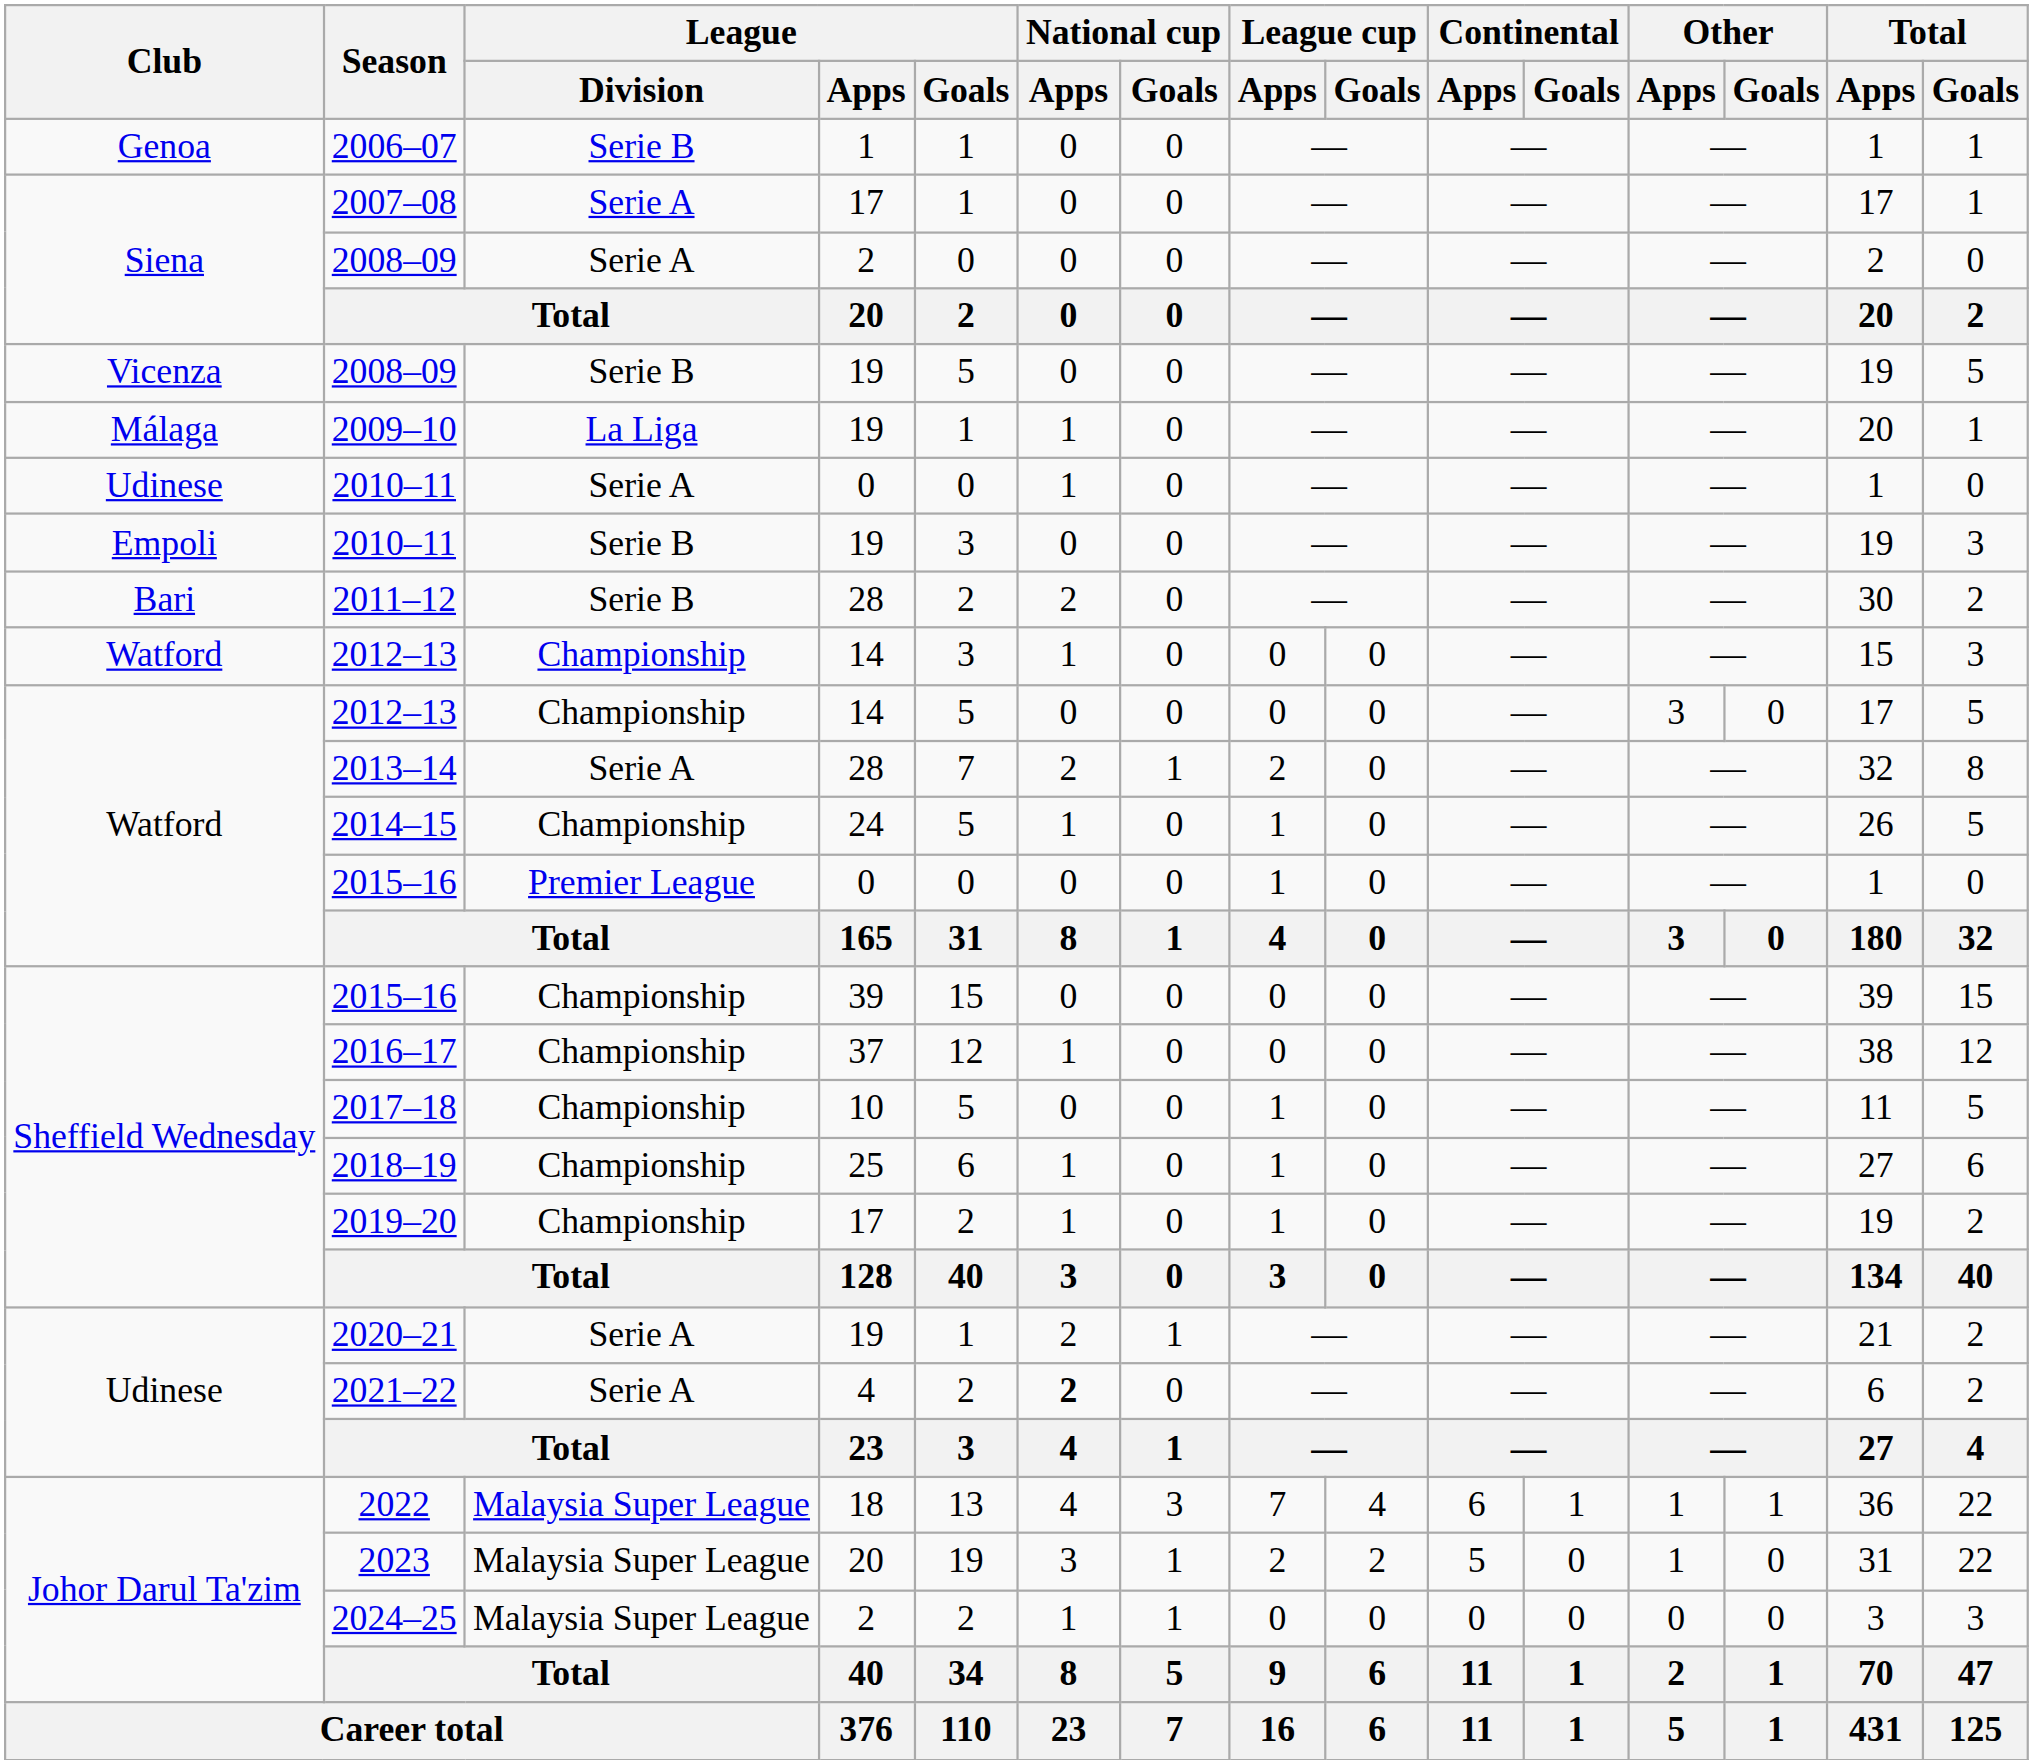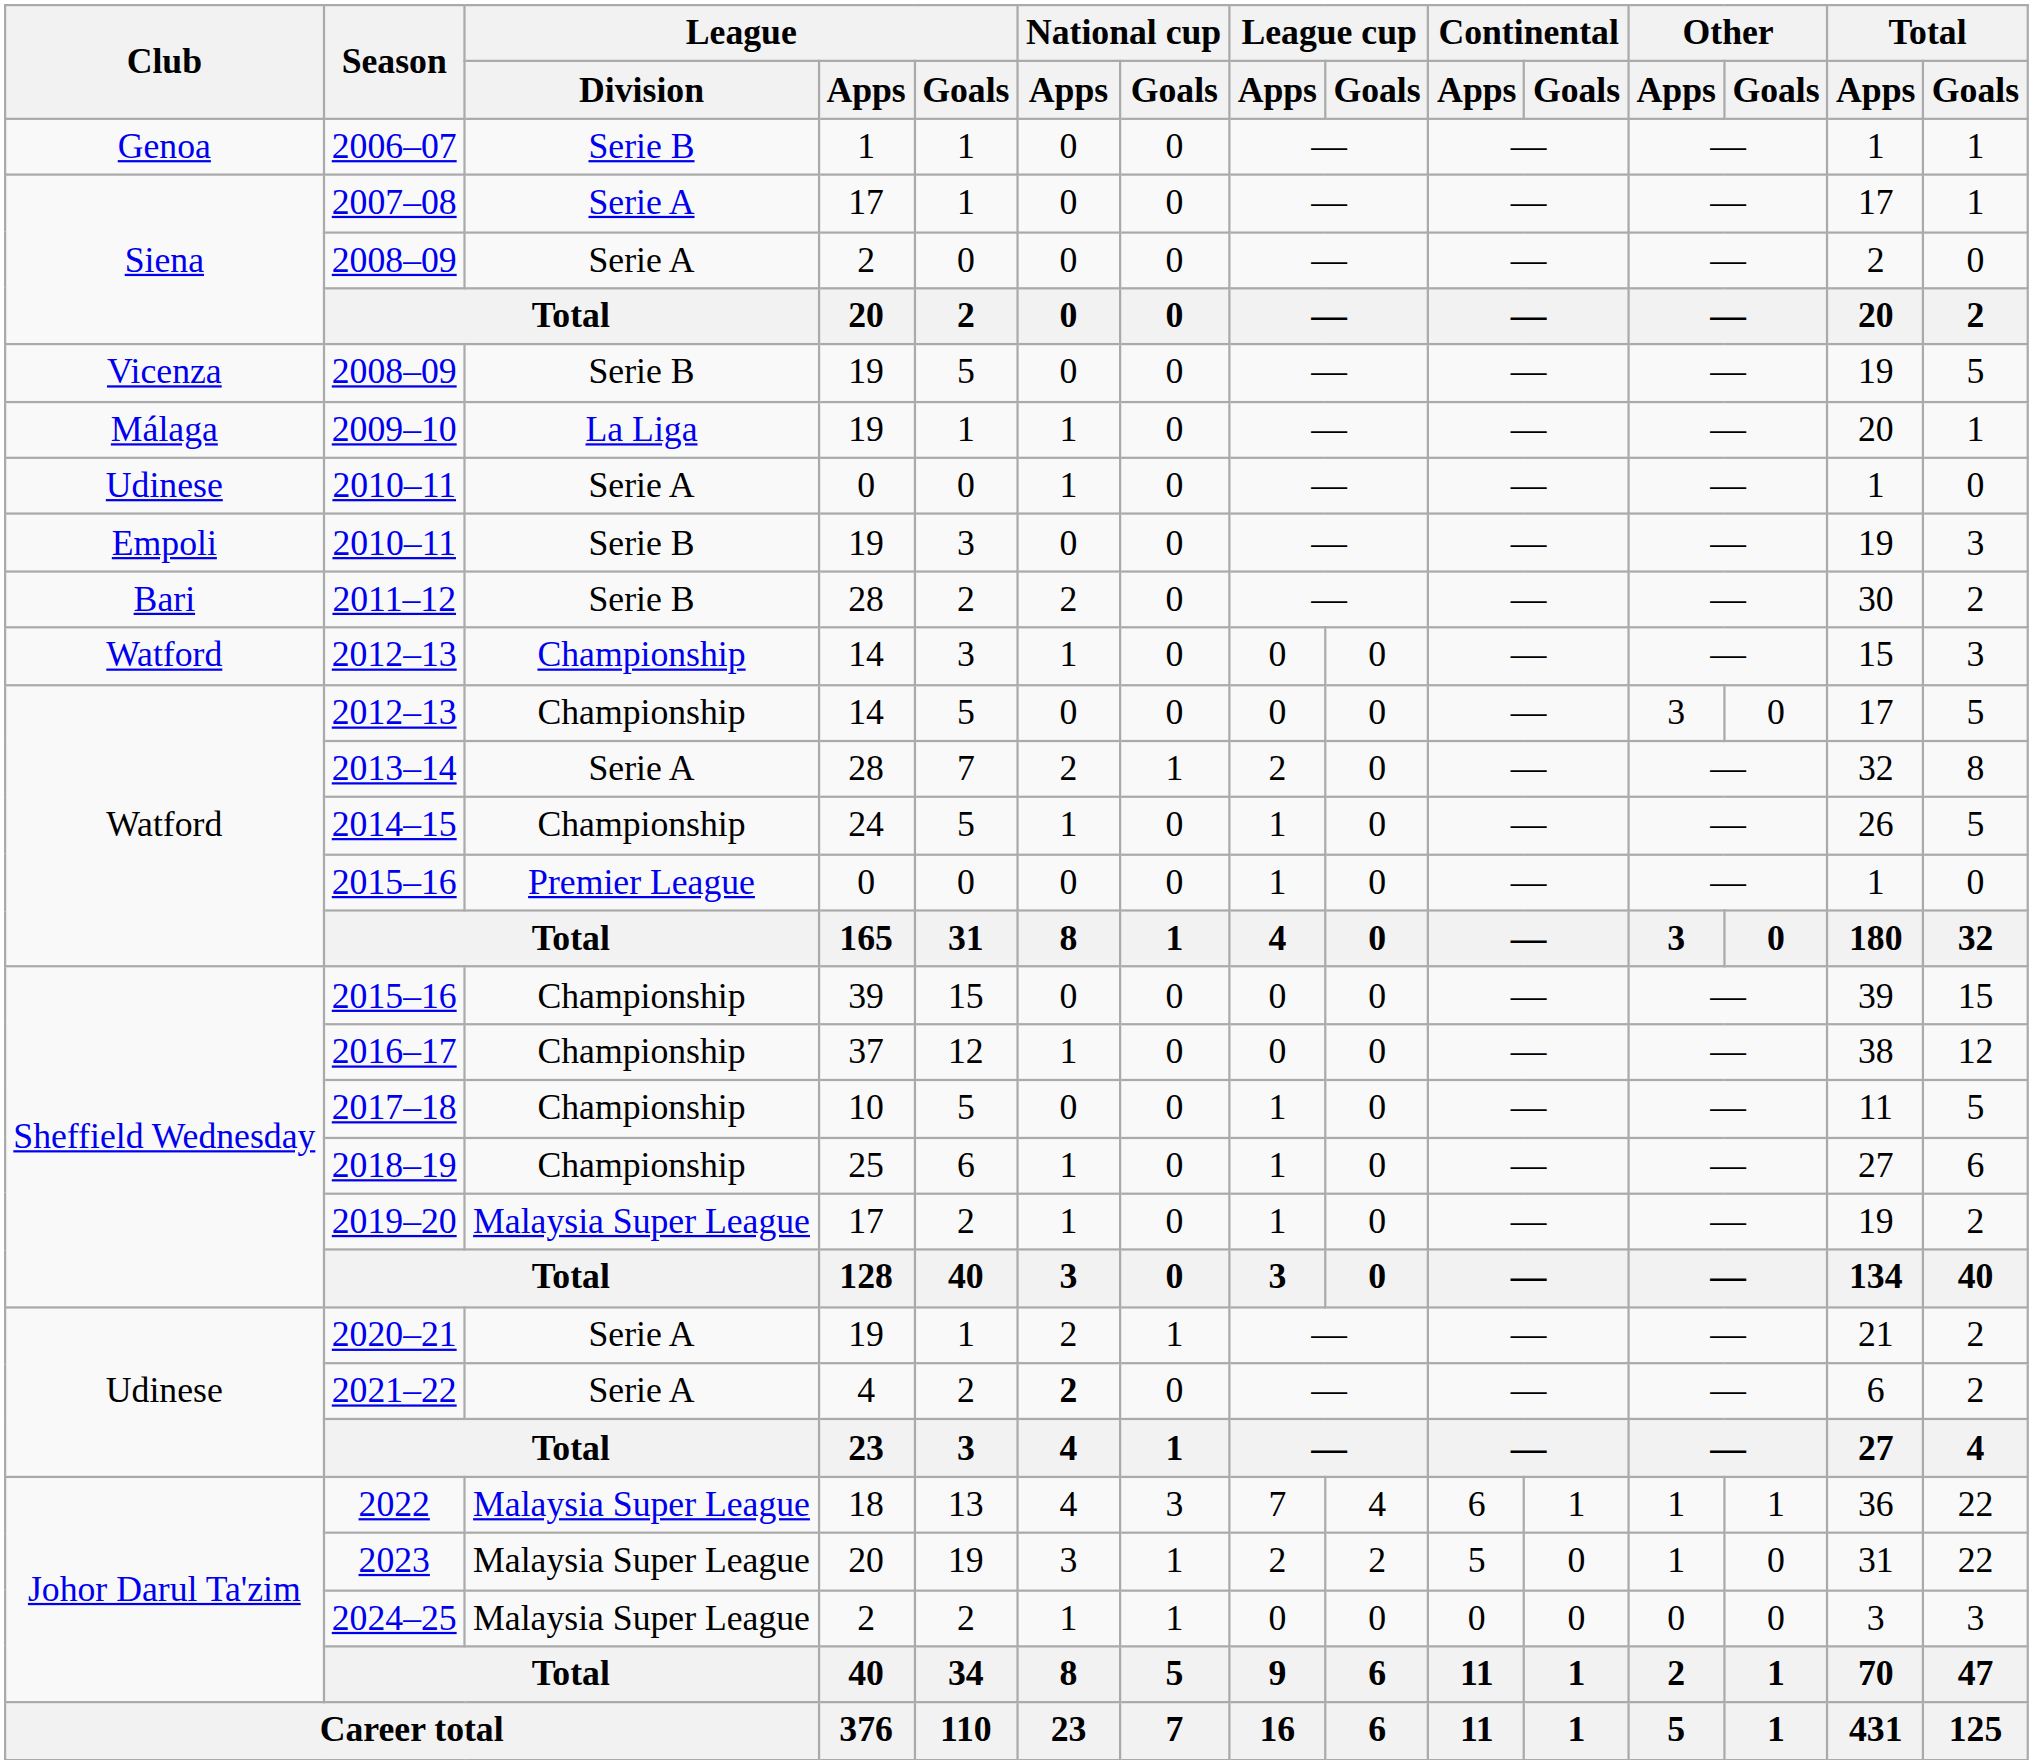(642, 1221) Championship -> (642, 1221) Malaysia Super League
